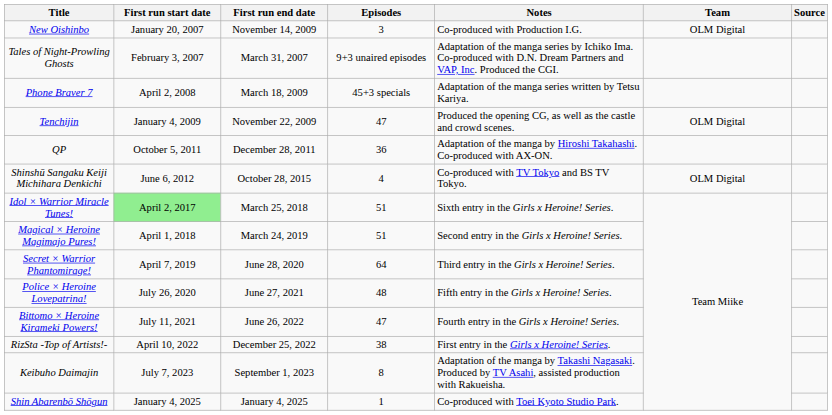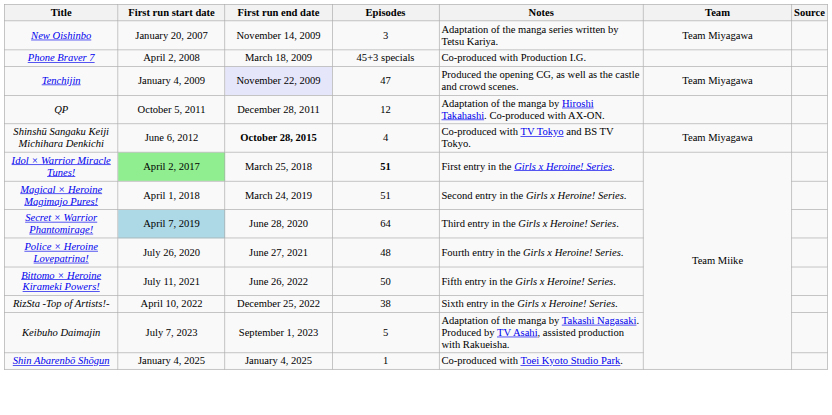(509, 29) Co-produced with Production I.G. -> (530, 35) Adaptation of the manga series written by Tetsu Kariya.
(718, 29) OLM Digital -> (718, 35) Team Miyagawa
- row: (59, 58)
(538, 92) Adaptation of the manga series written by Tetsu Kariya. -> (514, 58) Co-produced with Production I.G.
(274, 121) no background -> (279, 80) lavender background
(718, 121) OLM Digital -> (718, 80) Team Miyagawa
(381, 150) 36 -> (386, 109) 12
(274, 178) normal -> (279, 138) bold
(718, 178) OLM Digital -> (718, 138) Team Miyagawa
(381, 207) normal -> (386, 166) bold
(525, 207) Sixth entry in the Girls x Heroine! Series. -> (528, 166) First entry in the Girls x Heroine! Series.
(167, 264) no background -> (172, 224) lightblue background
(524, 293) Fifth entry in the Girls x Heroine! Series. -> (532, 252) Fourth entry in the Girls x Heroine! Series.
(381, 321) 47 -> (386, 281) 50
(528, 321) Fourth entry in the Girls x Heroine! Series. -> (529, 281) Fifth entry in the Girls x Heroine! Series.
(524, 344) First entry in the Girls x Heroine! Series. -> (530, 304) Sixth entry in the Girls x Heroine! Series.
(381, 373) 8 -> (386, 332) 5
